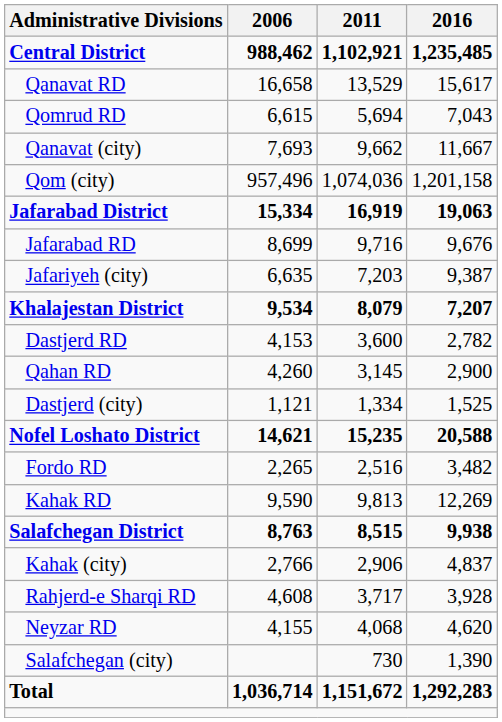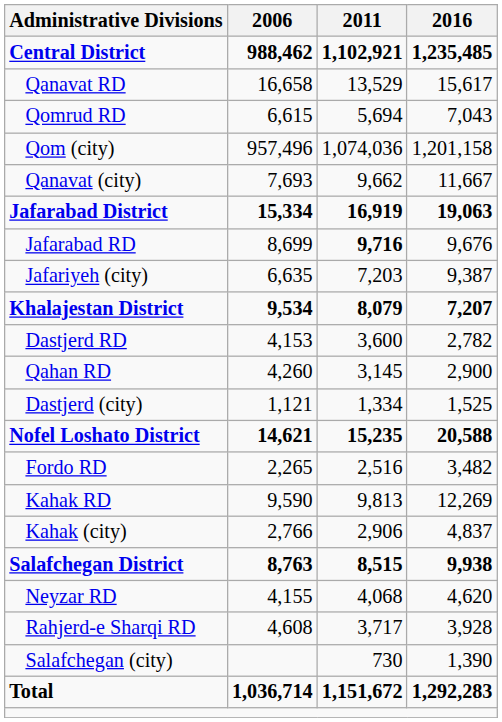rows swapped: (83, 148) <-> (70, 180)
(380, 244) normal -> (380, 244) bold
rows swapped: (76, 564) <-> (96, 532)
rows swapped: (71, 627) <-> (111, 595)
